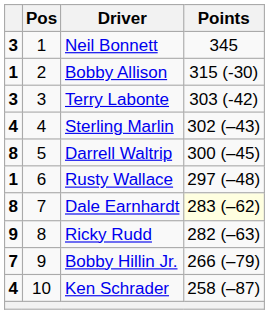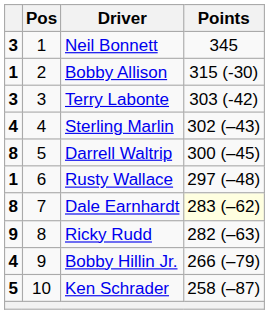(13, 261) 7 -> (13, 261) 4
(13, 288) 4 -> (13, 288) 5
